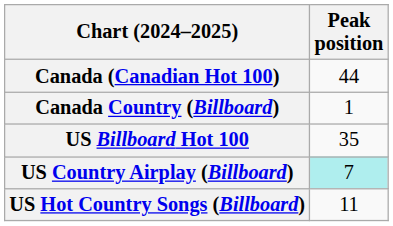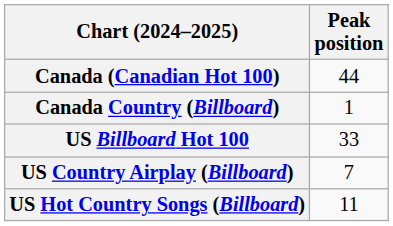(349, 140) 35 -> (349, 140) 33
(349, 172) paleturquoise background -> (349, 172) no background
